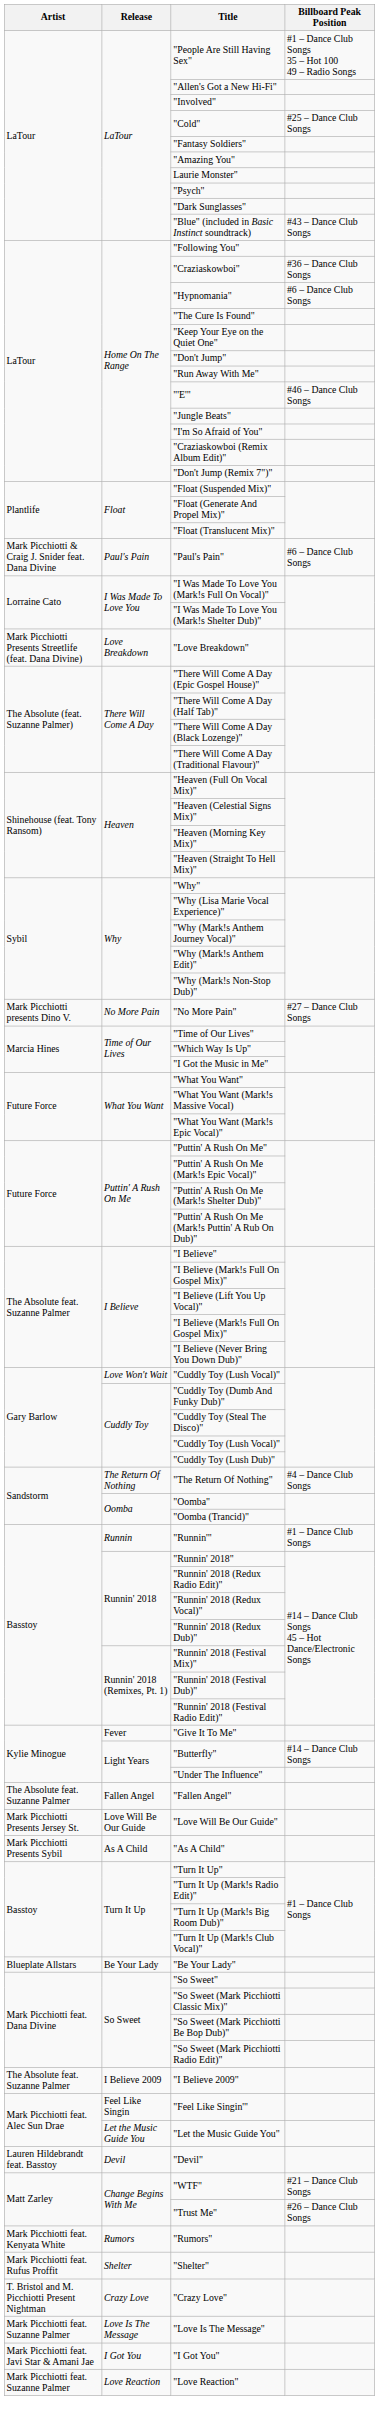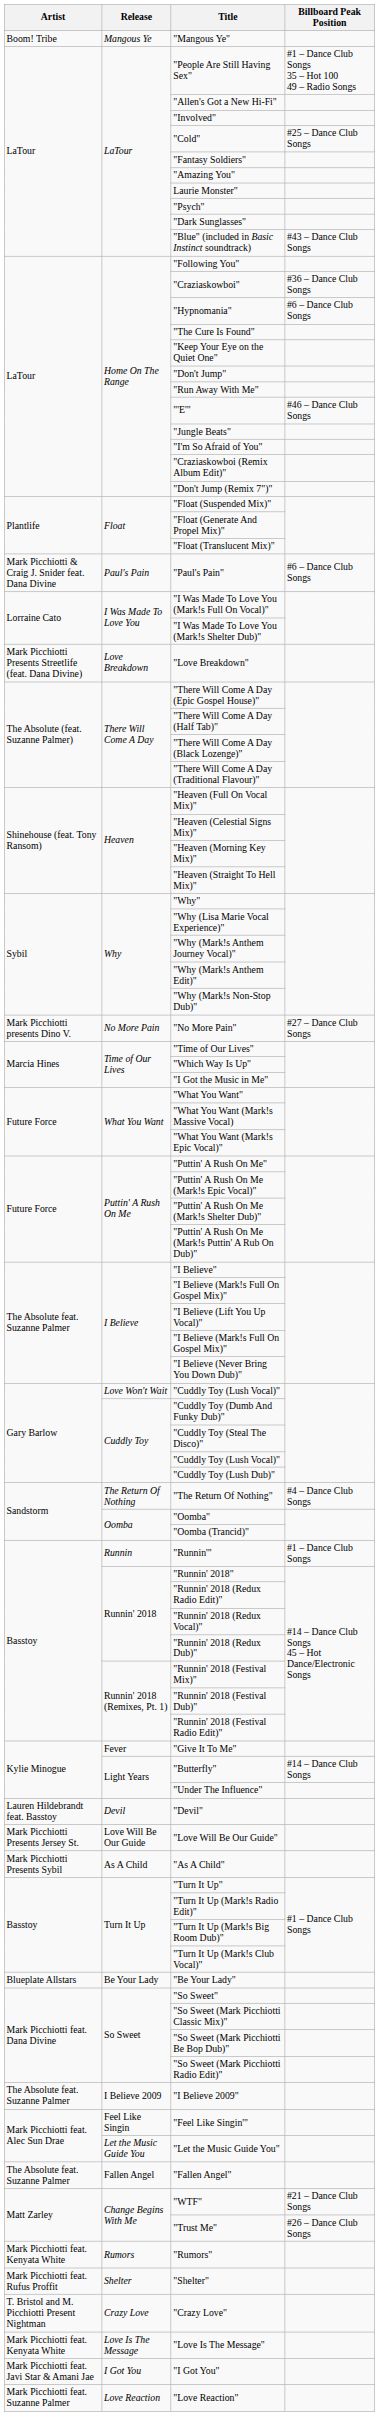+ row: (128, 38)
rows swapped: (129, 1796) <-> (115, 2159)
(47, 2329) Mark Picchiotti feat. Suzanne Palmer -> (47, 2345) Mark Picchiotti feat. Kenyata White
